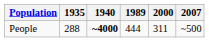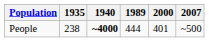(71, 28) 288 -> (71, 28) 238
(159, 28) 311 -> (159, 28) 401
